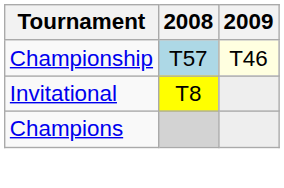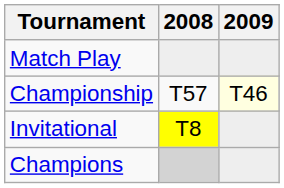+ row: (65, 57)
(188, 57) lightblue background -> (188, 93) no background
